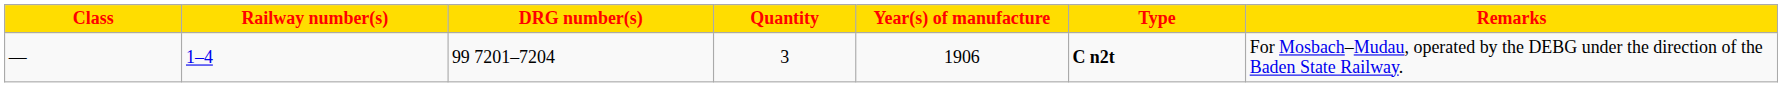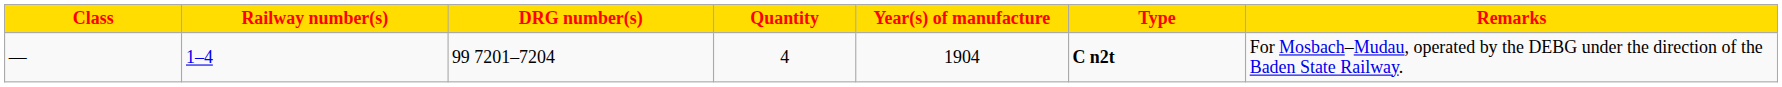(785, 57) 3 -> (785, 57) 4
(962, 57) 1906 -> (962, 57) 1904
